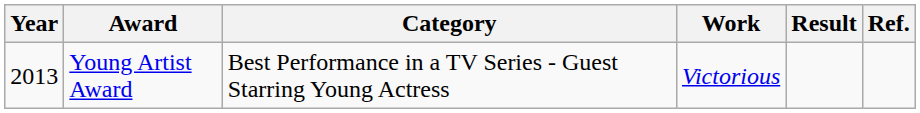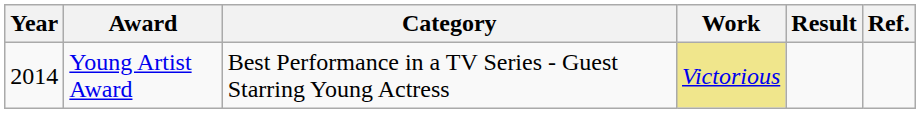(34, 75) 2013 -> (34, 75) 2014
(731, 75) no background -> (731, 75) khaki background
